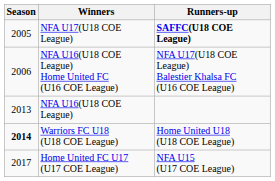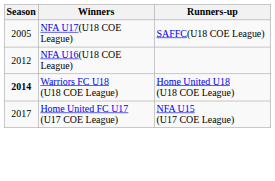(195, 33) bold -> (211, 33) normal
- row: (81, 71)
(21, 109) 2013 -> (21, 60) 2012
